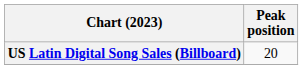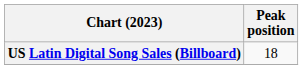(271, 53) 20 -> (271, 53) 18
